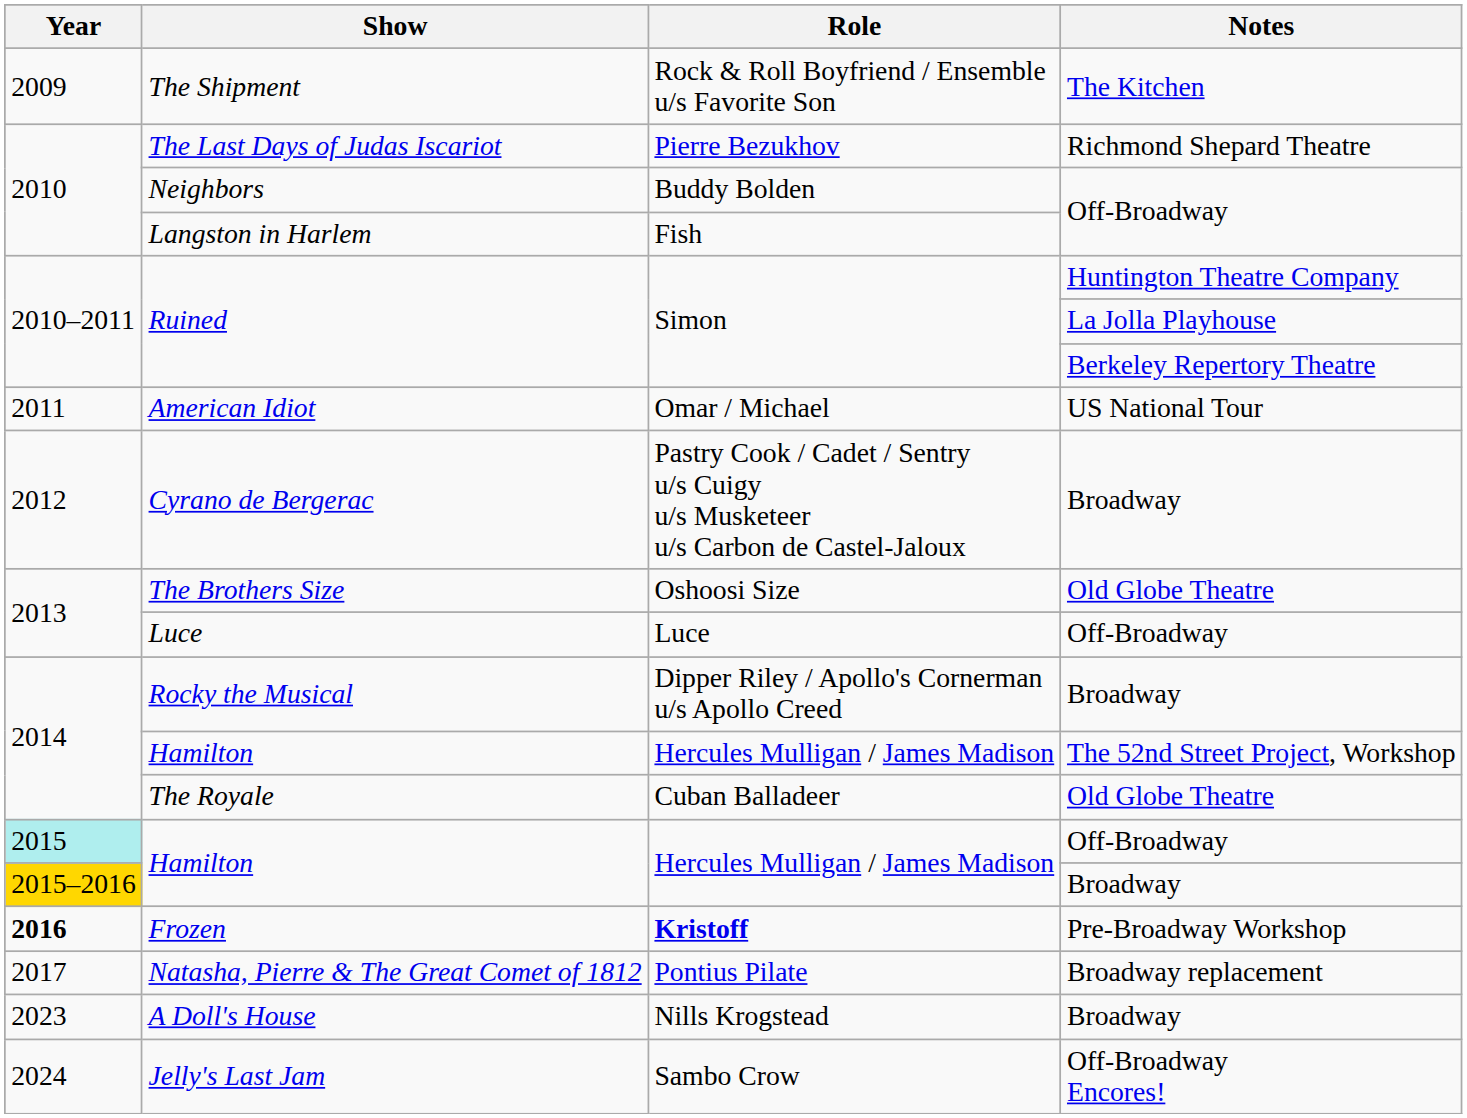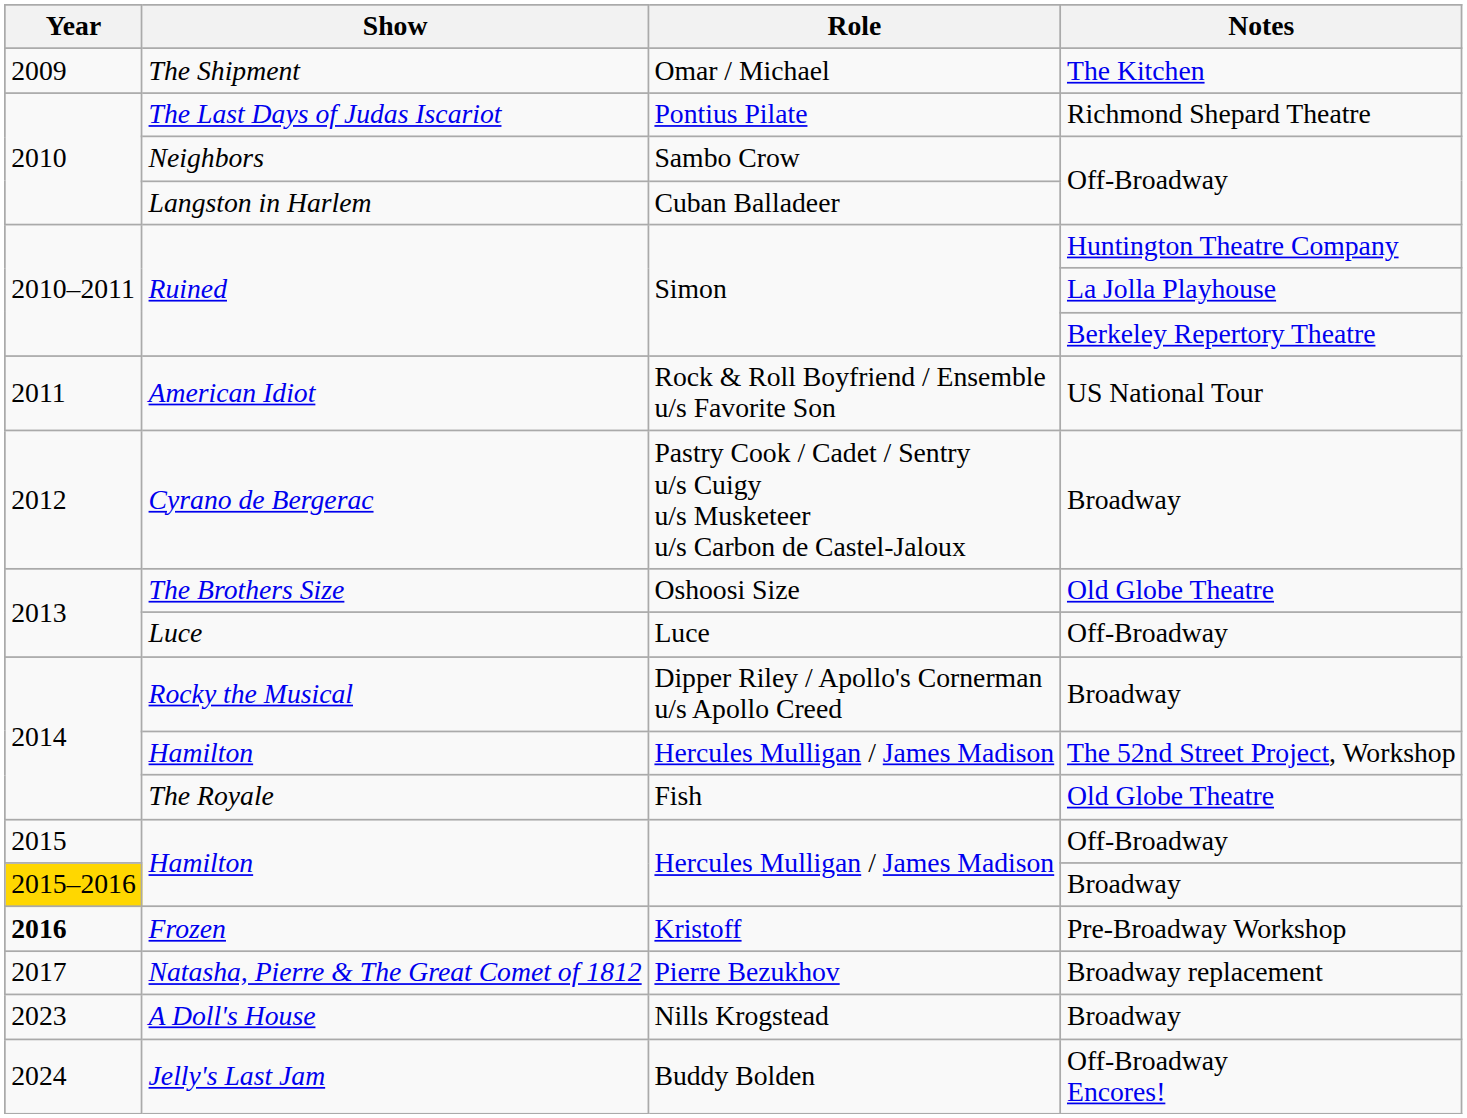(850, 85) Rock & Roll Boyfriend / Ensemble u/s Favorite Son -> (742, 70) Omar / Michael
(747, 145) Pierre Bezukhov -> (731, 114) Pontius Pilate
(735, 189) Buddy Bolden -> (727, 158) Sambo Crow
(678, 233) Fish -> (747, 202) Cuban Balladeer
(742, 408) Omar / Michael -> (850, 393) Rock & Roll Boyfriend / Ensemble u/s Favorite Son
(747, 796) Cuban Balladeer -> (678, 796) Fish
(39, 840) paleturquoise background -> (39, 840) no background
(701, 928) bold -> (698, 928) normal
(731, 972) Pontius Pilate -> (747, 972) Pierre Bezukhov
(727, 1075) Sambo Crow -> (735, 1075) Buddy Bolden
